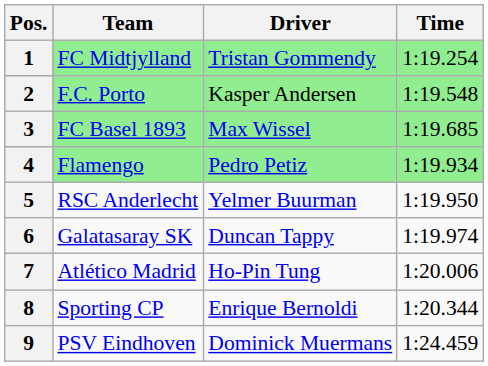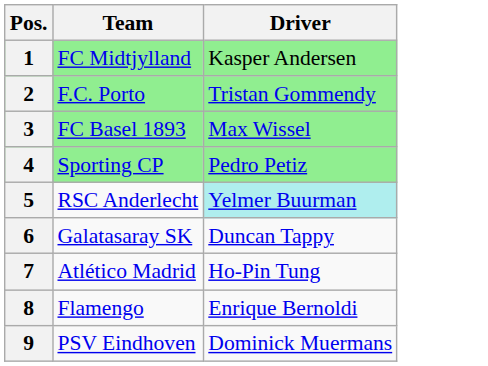- column: (440, 22)
(292, 58) Tristan Gommendy -> (282, 58) Kasper Andersen
(282, 93) Kasper Andersen -> (292, 93) Tristan Gommendy
(101, 164) Flamengo -> (111, 164) Sporting CP
(282, 200) no background -> (282, 200) paleturquoise background
(111, 307) Sporting CP -> (101, 307) Flamengo
